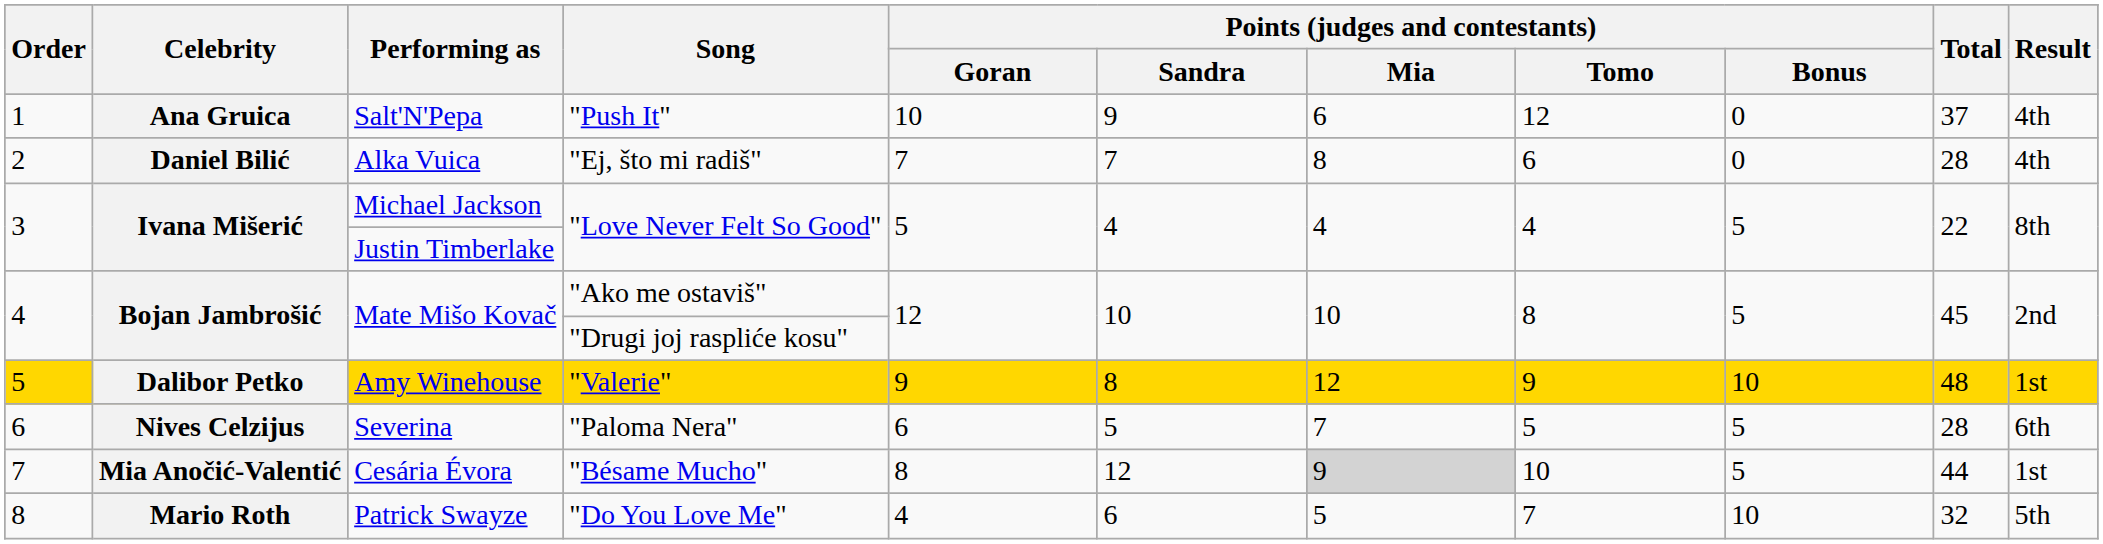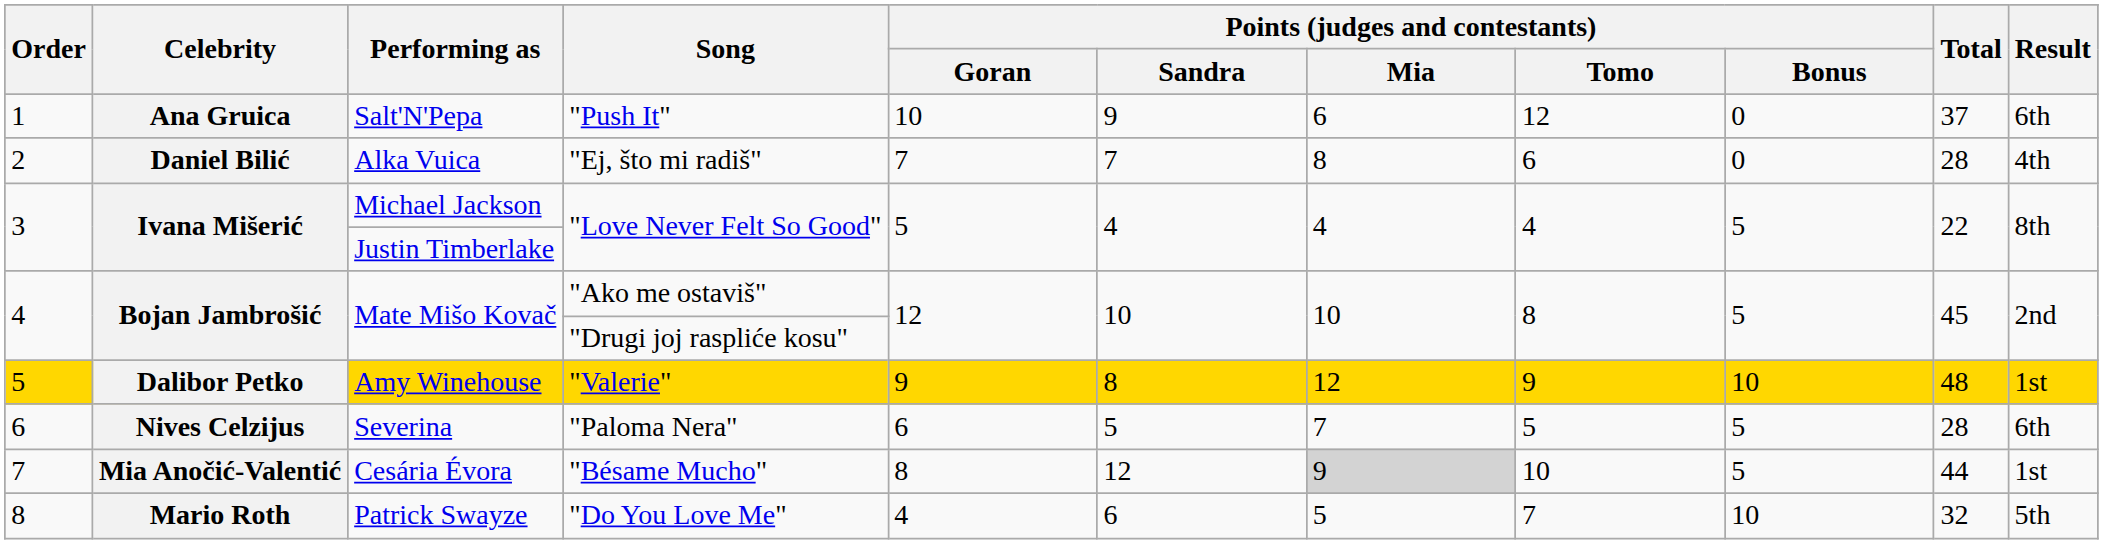(2033, 115) 4th -> (2033, 115) 6th
